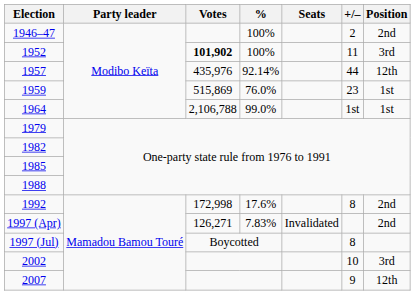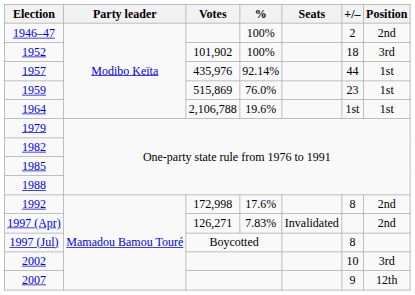(213, 52) bold -> (213, 52) normal
(352, 52) 11 -> (352, 52) 18
(387, 71) 12th -> (387, 71) 1st
(261, 109) 99.0% -> (261, 109) 19.6%
